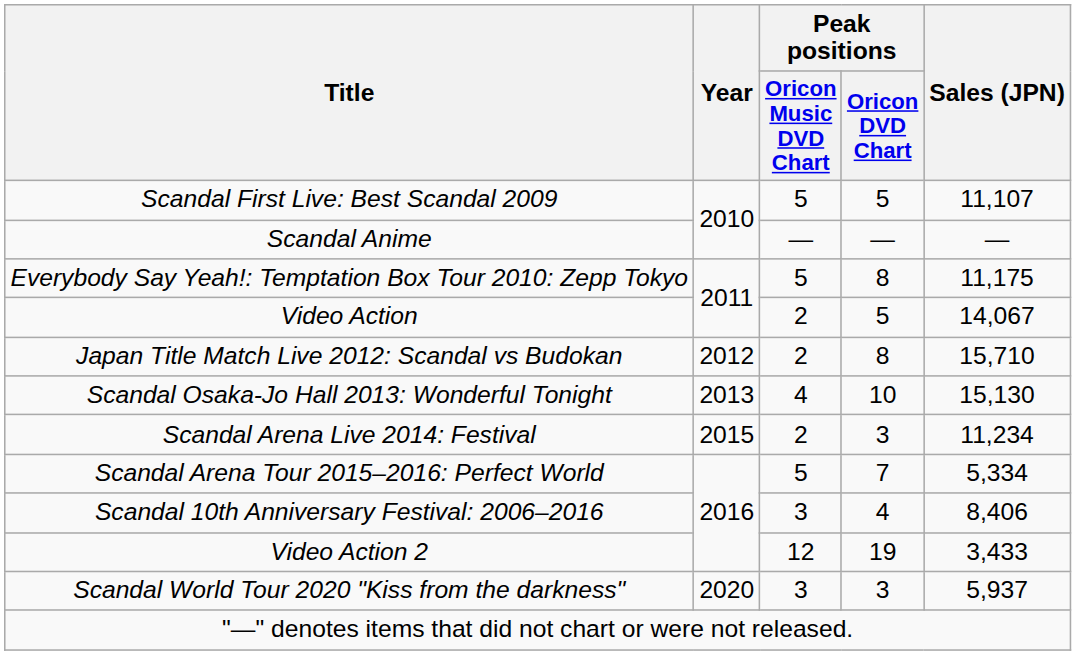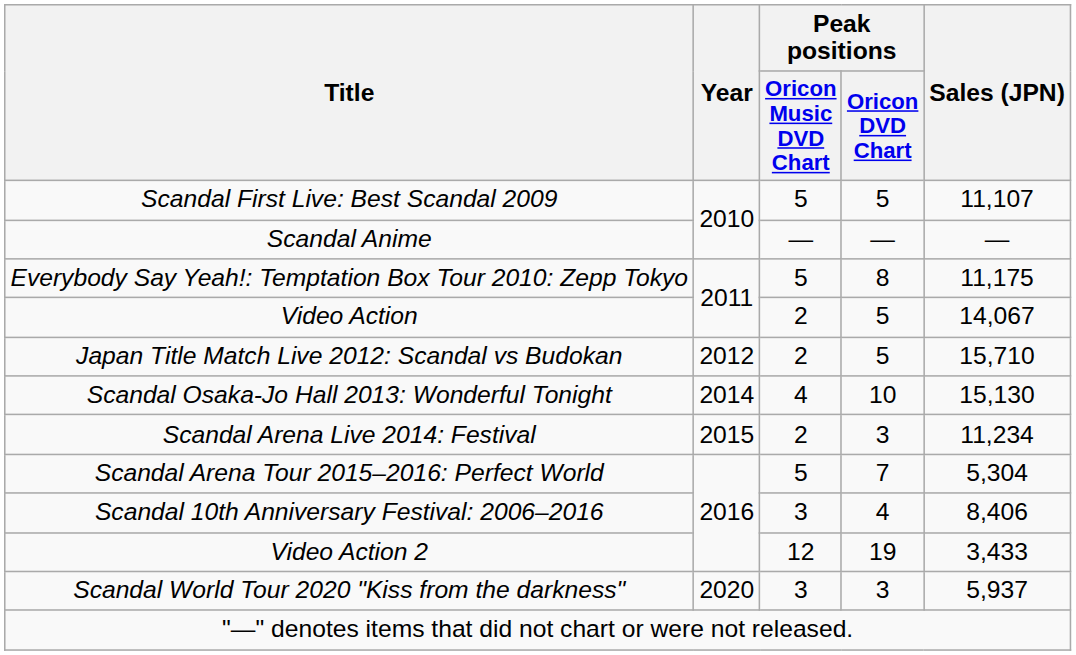(883, 356) 8 -> (883, 356) 5
(727, 395) 2013 -> (727, 395) 2014
(997, 473) 5,334 -> (997, 473) 5,304
